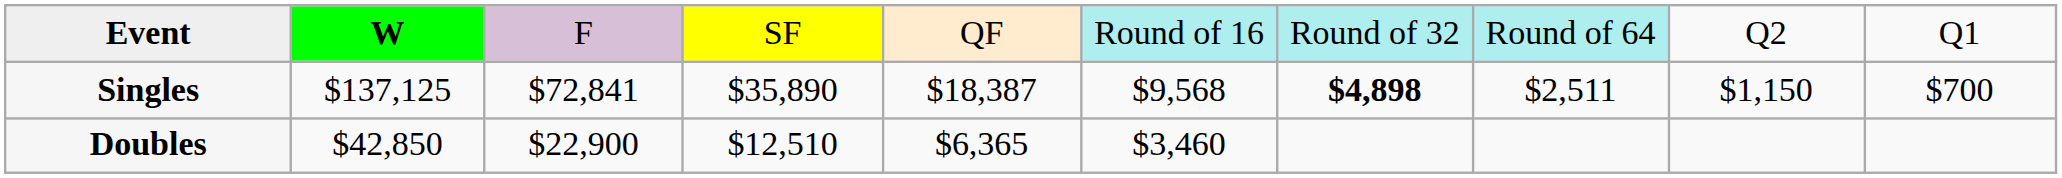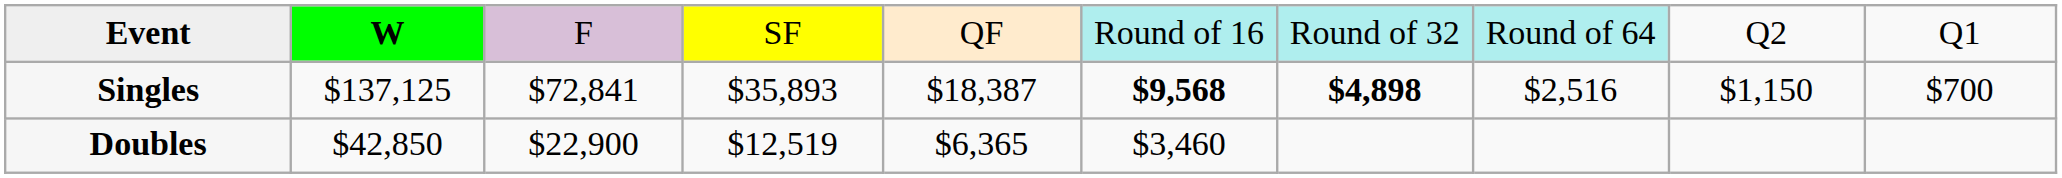(783, 88) $35,890 -> (783, 88) $35,893
(1179, 88) normal -> (1179, 88) bold
(1570, 88) $2,511 -> (1571, 88) $2,516
(783, 145) $12,510 -> (783, 145) $12,519
